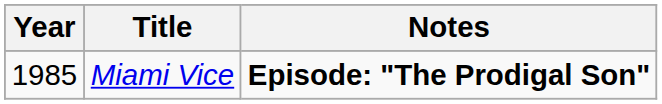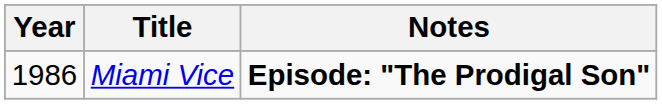(44, 74) 1985 -> (44, 74) 1986
